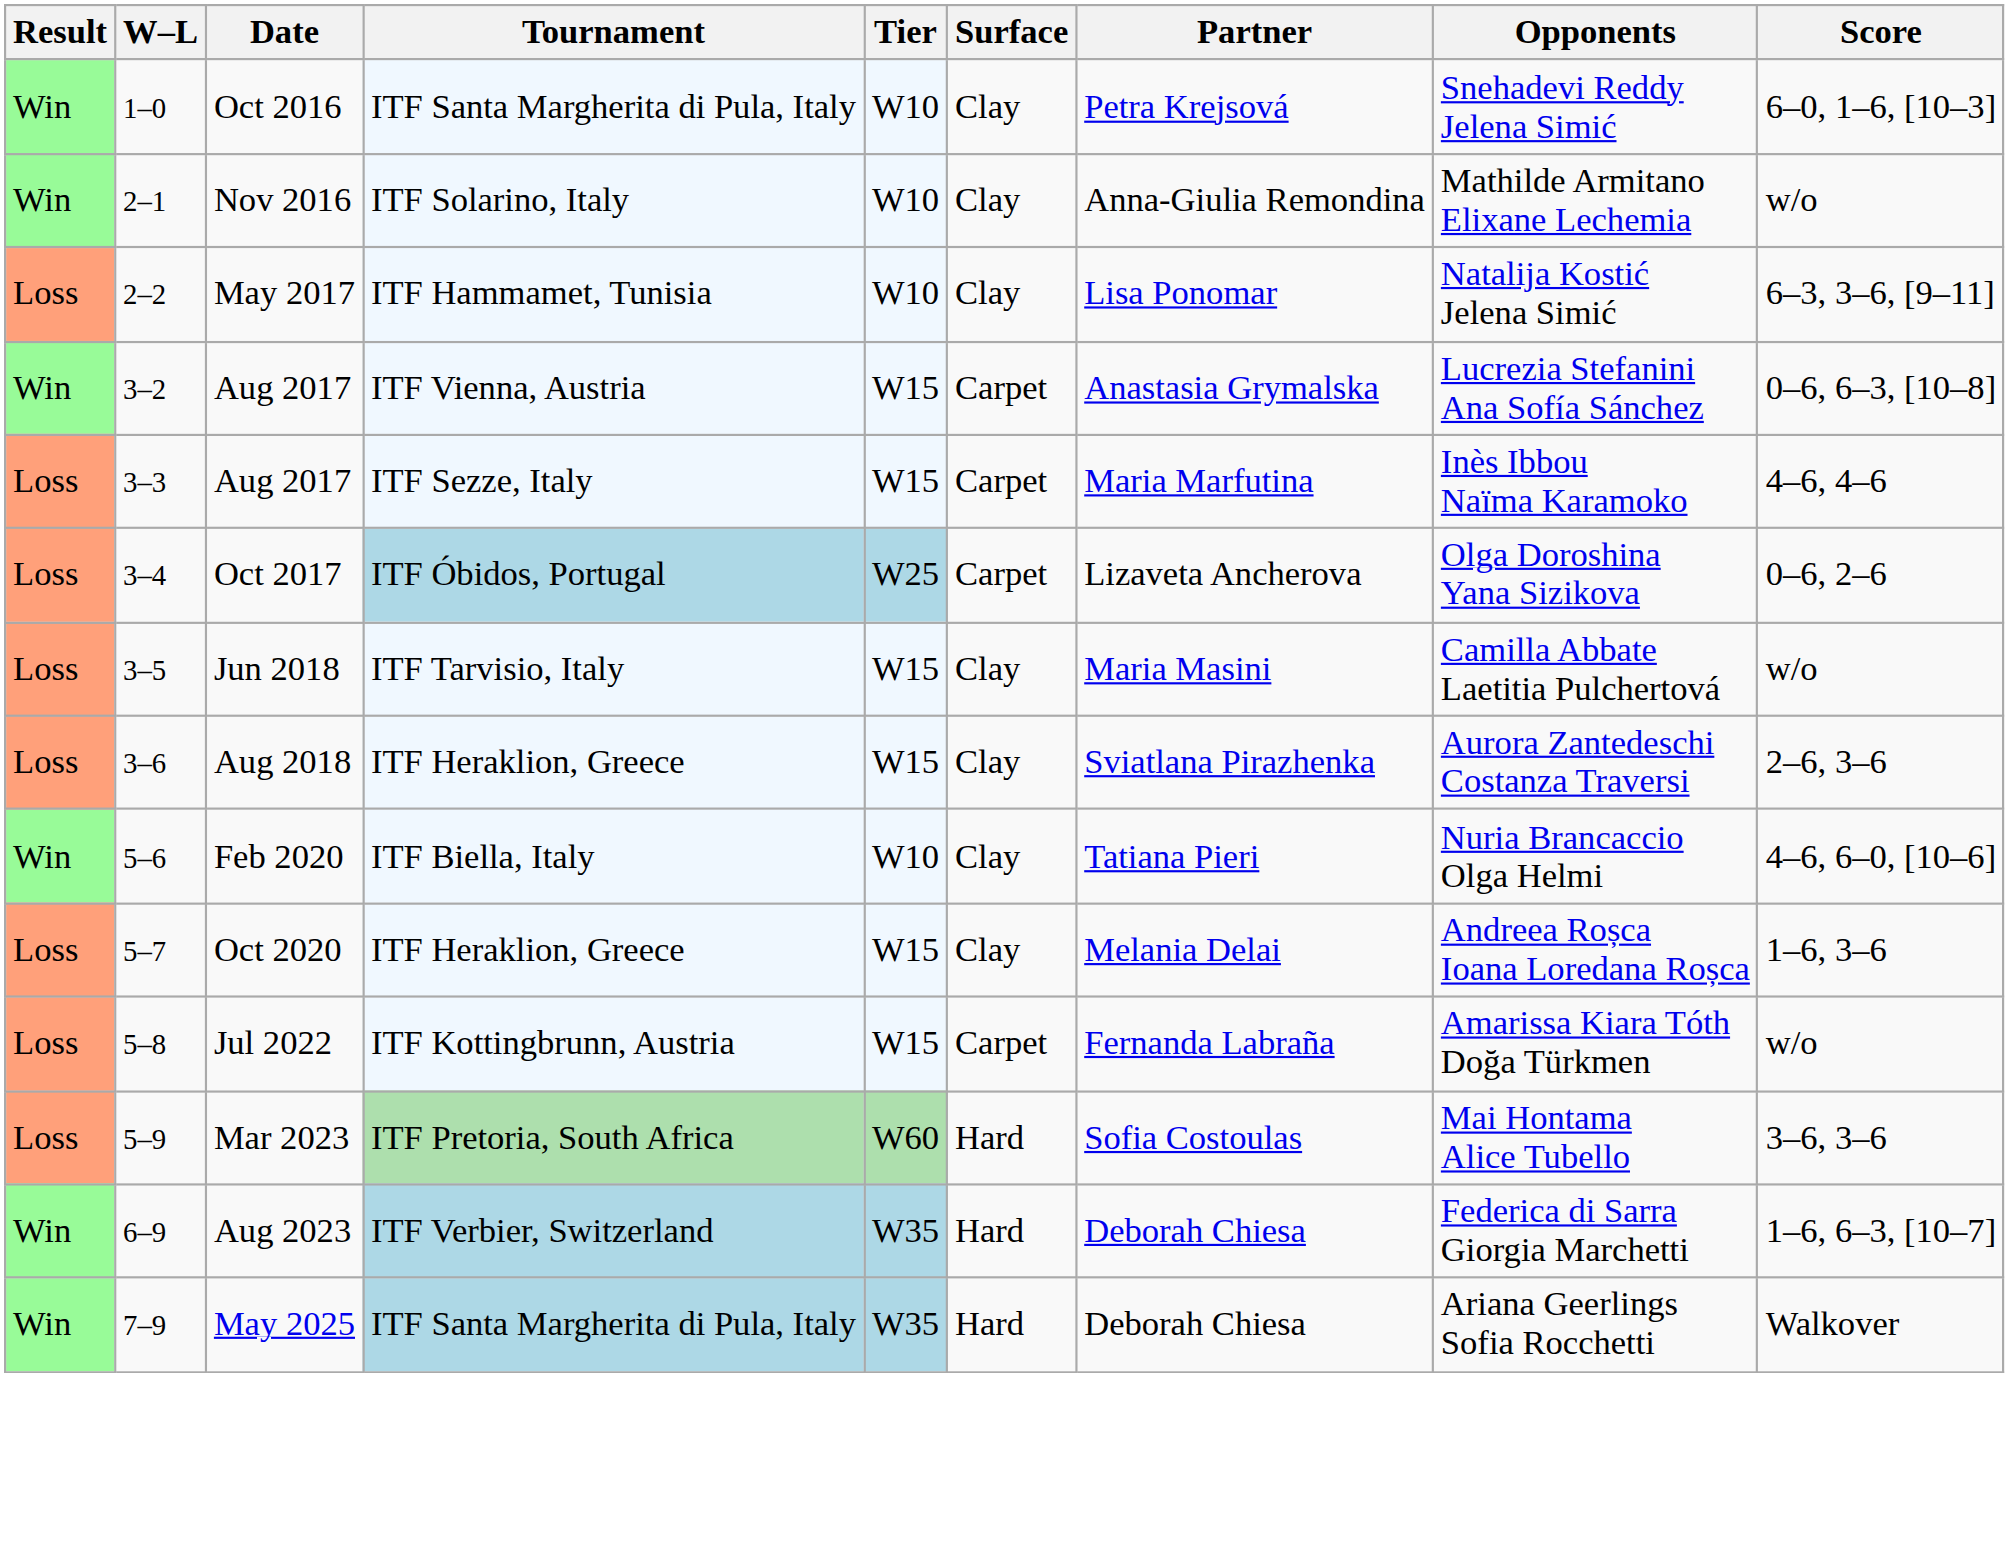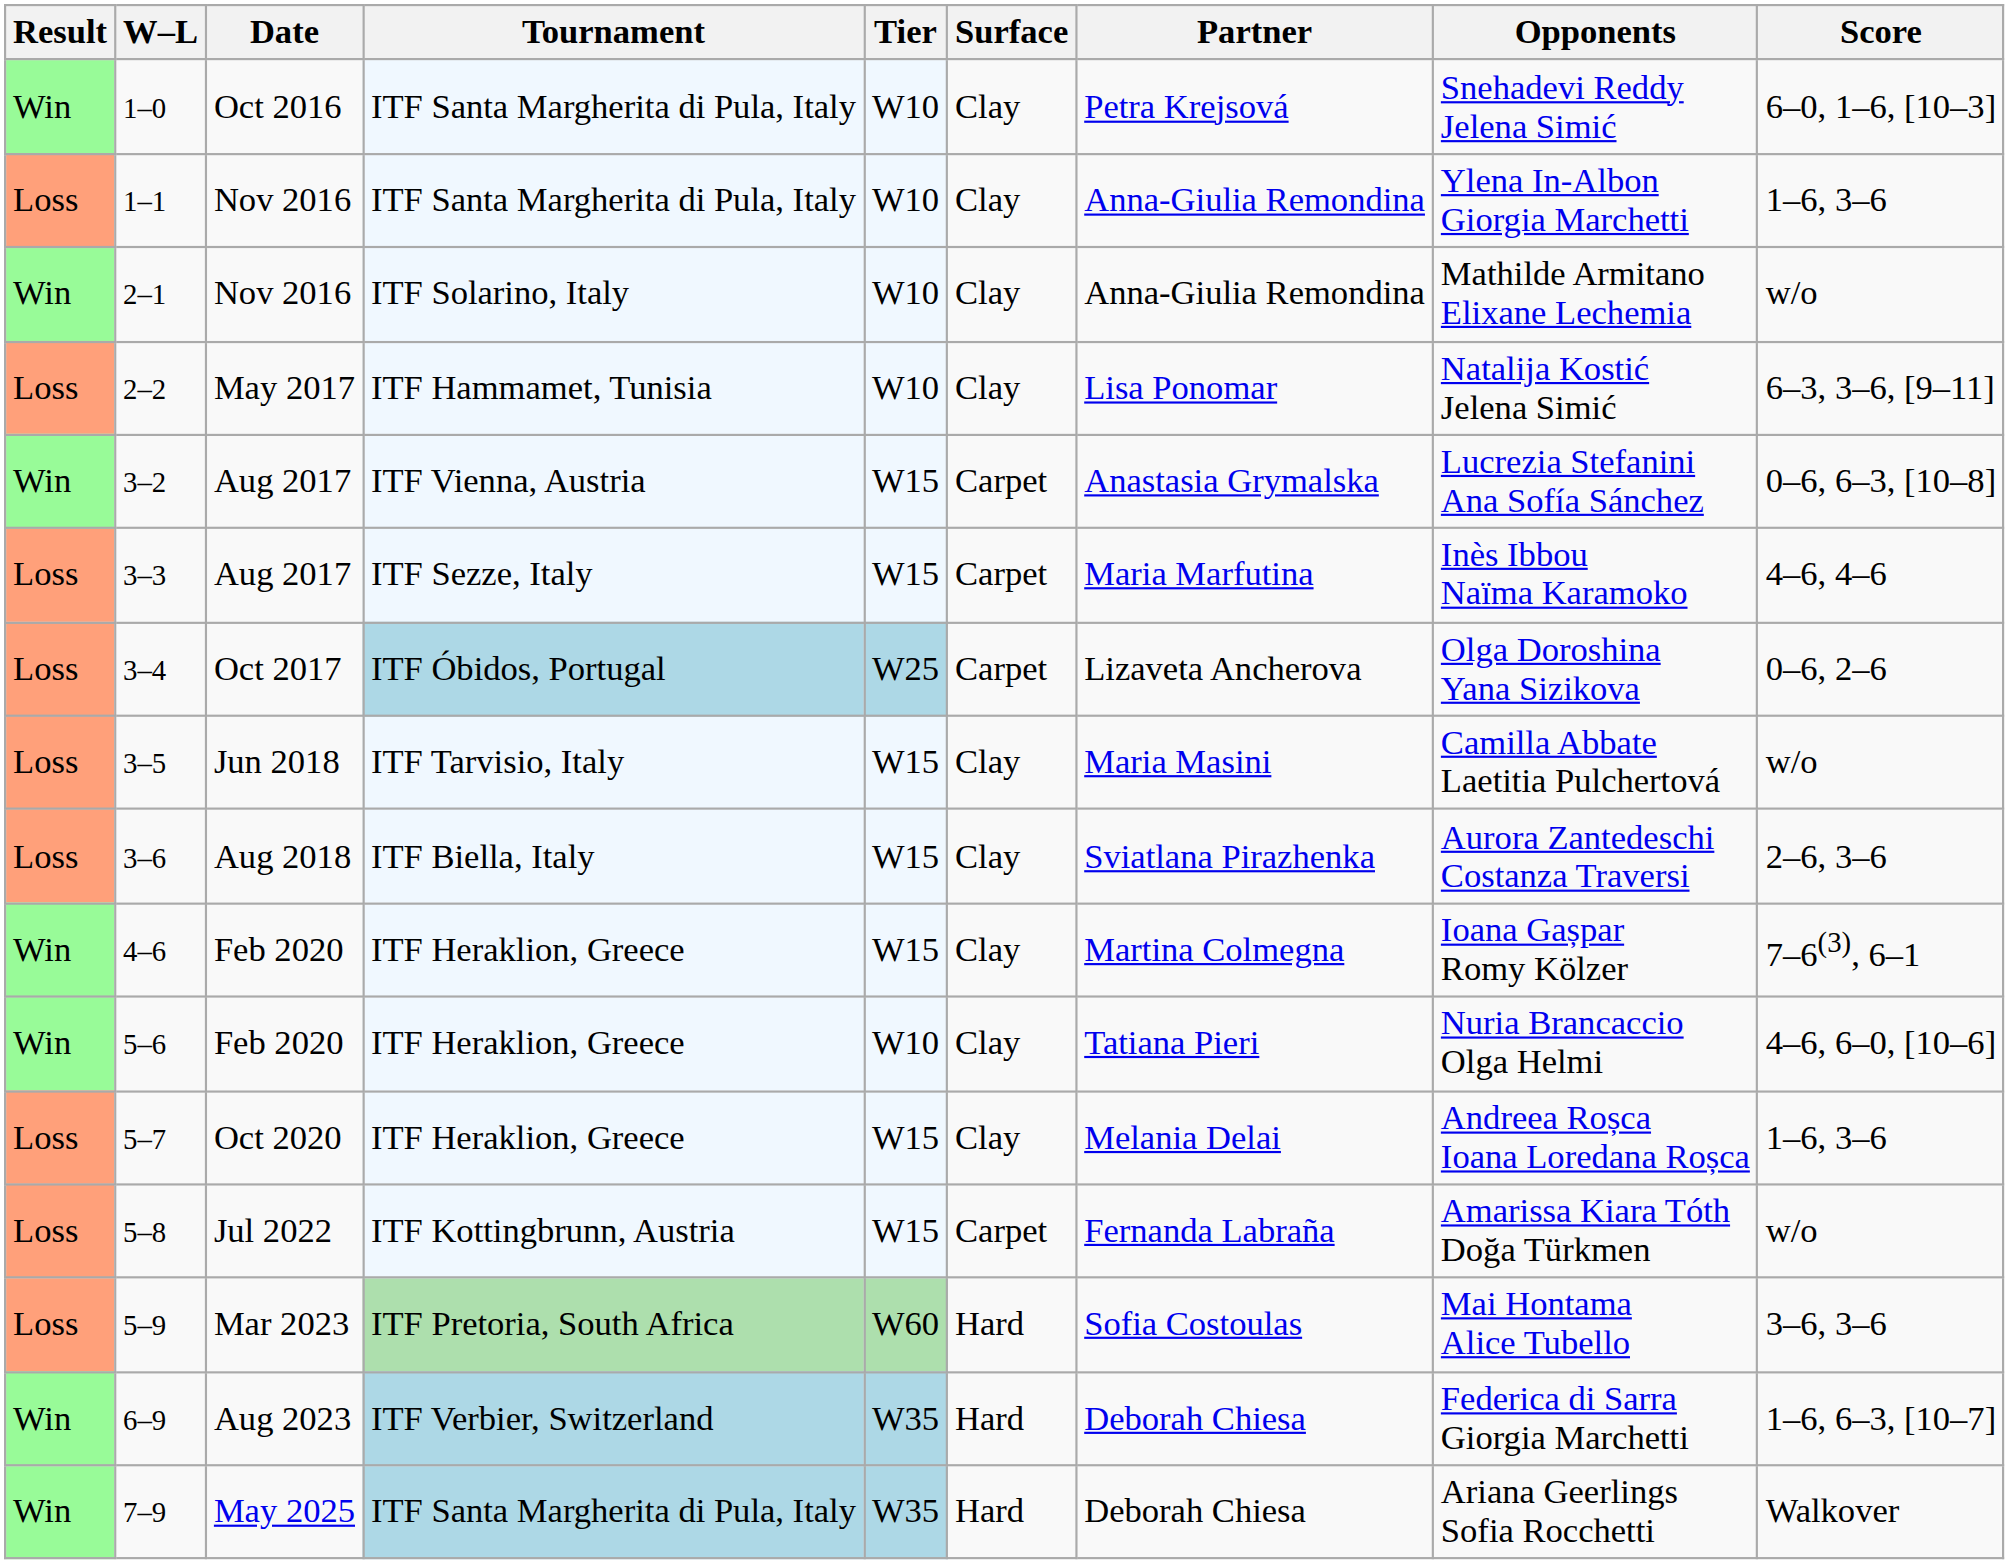+ row: (145, 202)
(528, 761) ITF Heraklion, Greece -> (483, 855) ITF Biella, Italy
+ row: (145, 951)
(483, 855) ITF Biella, Italy -> (528, 1043) ITF Heraklion, Greece
